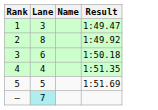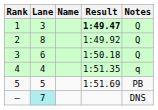+ column: (138, 12)
(102, 26) normal -> (102, 26) bold
